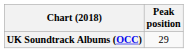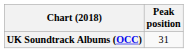(164, 39) 29 -> (164, 39) 31
